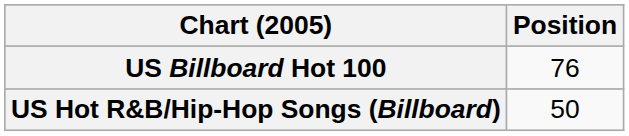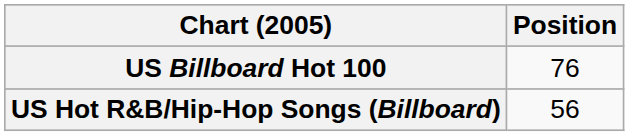(565, 109) 50 -> (565, 109) 56
